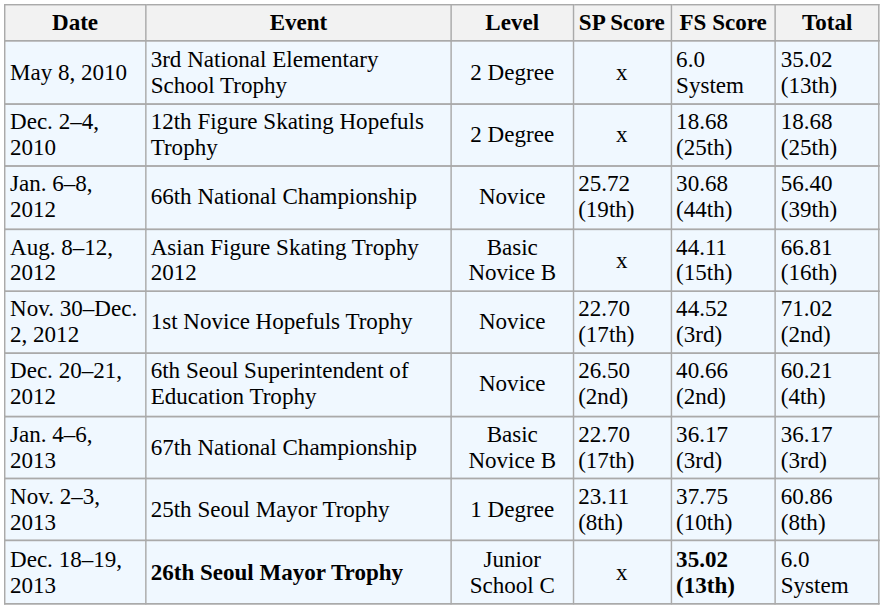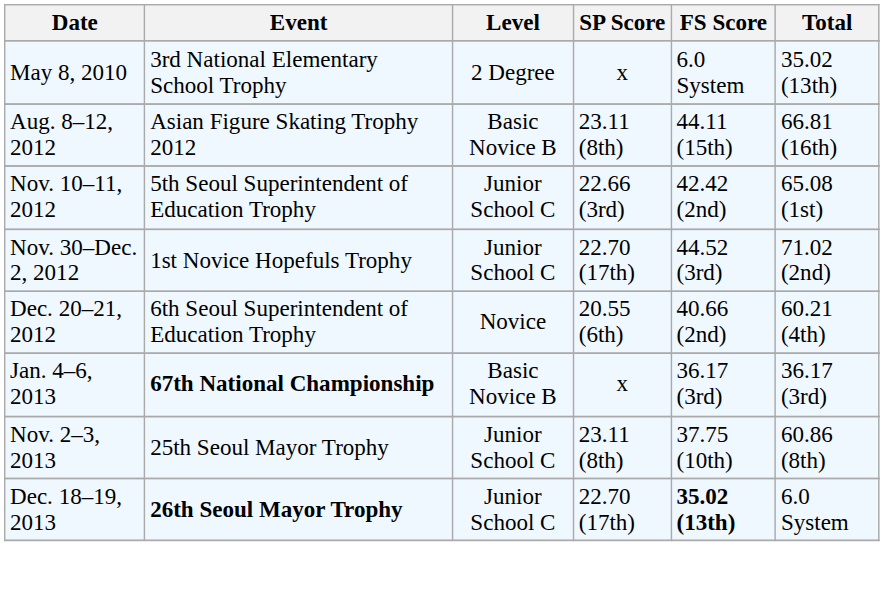- row: (55, 134)
- row: (51, 197)
(622, 259) x -> (604, 134) 23.11 (8th)
+ row: (66, 197)
(512, 322) Novice -> (513, 259) Junior School C
(604, 384) 26.50 (2nd) -> (605, 322) 20.55 (6th)
(284, 447) normal -> (292, 384) bold
(606, 447) 22.70 (17th) -> (622, 384) x
(512, 509) 1 Degree -> (513, 447) Junior School C
(622, 571) x -> (607, 509) 22.70 (17th)
